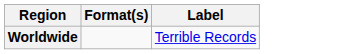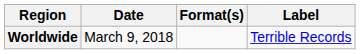+ column: (129, 15)
